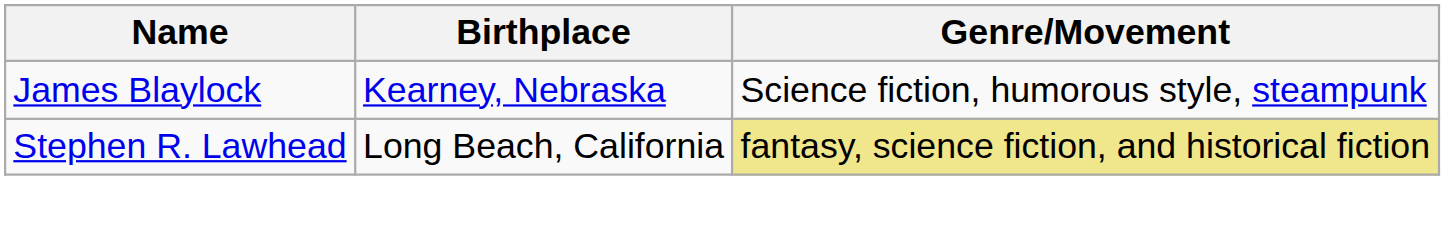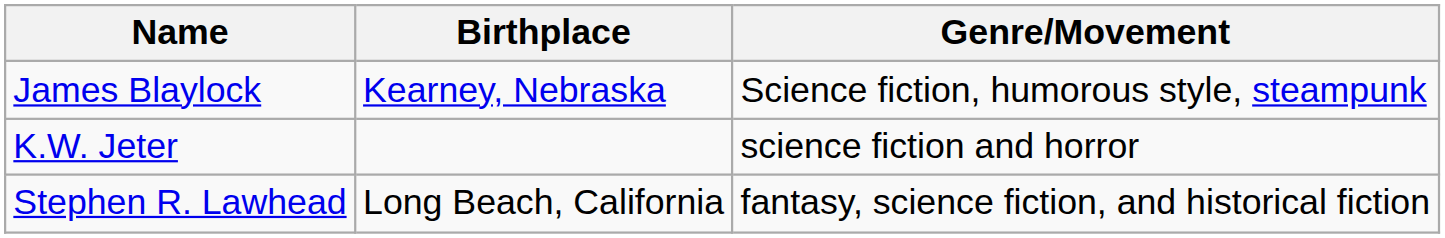+ row: (96, 145)
(1085, 145) khaki background -> (1085, 202) no background
